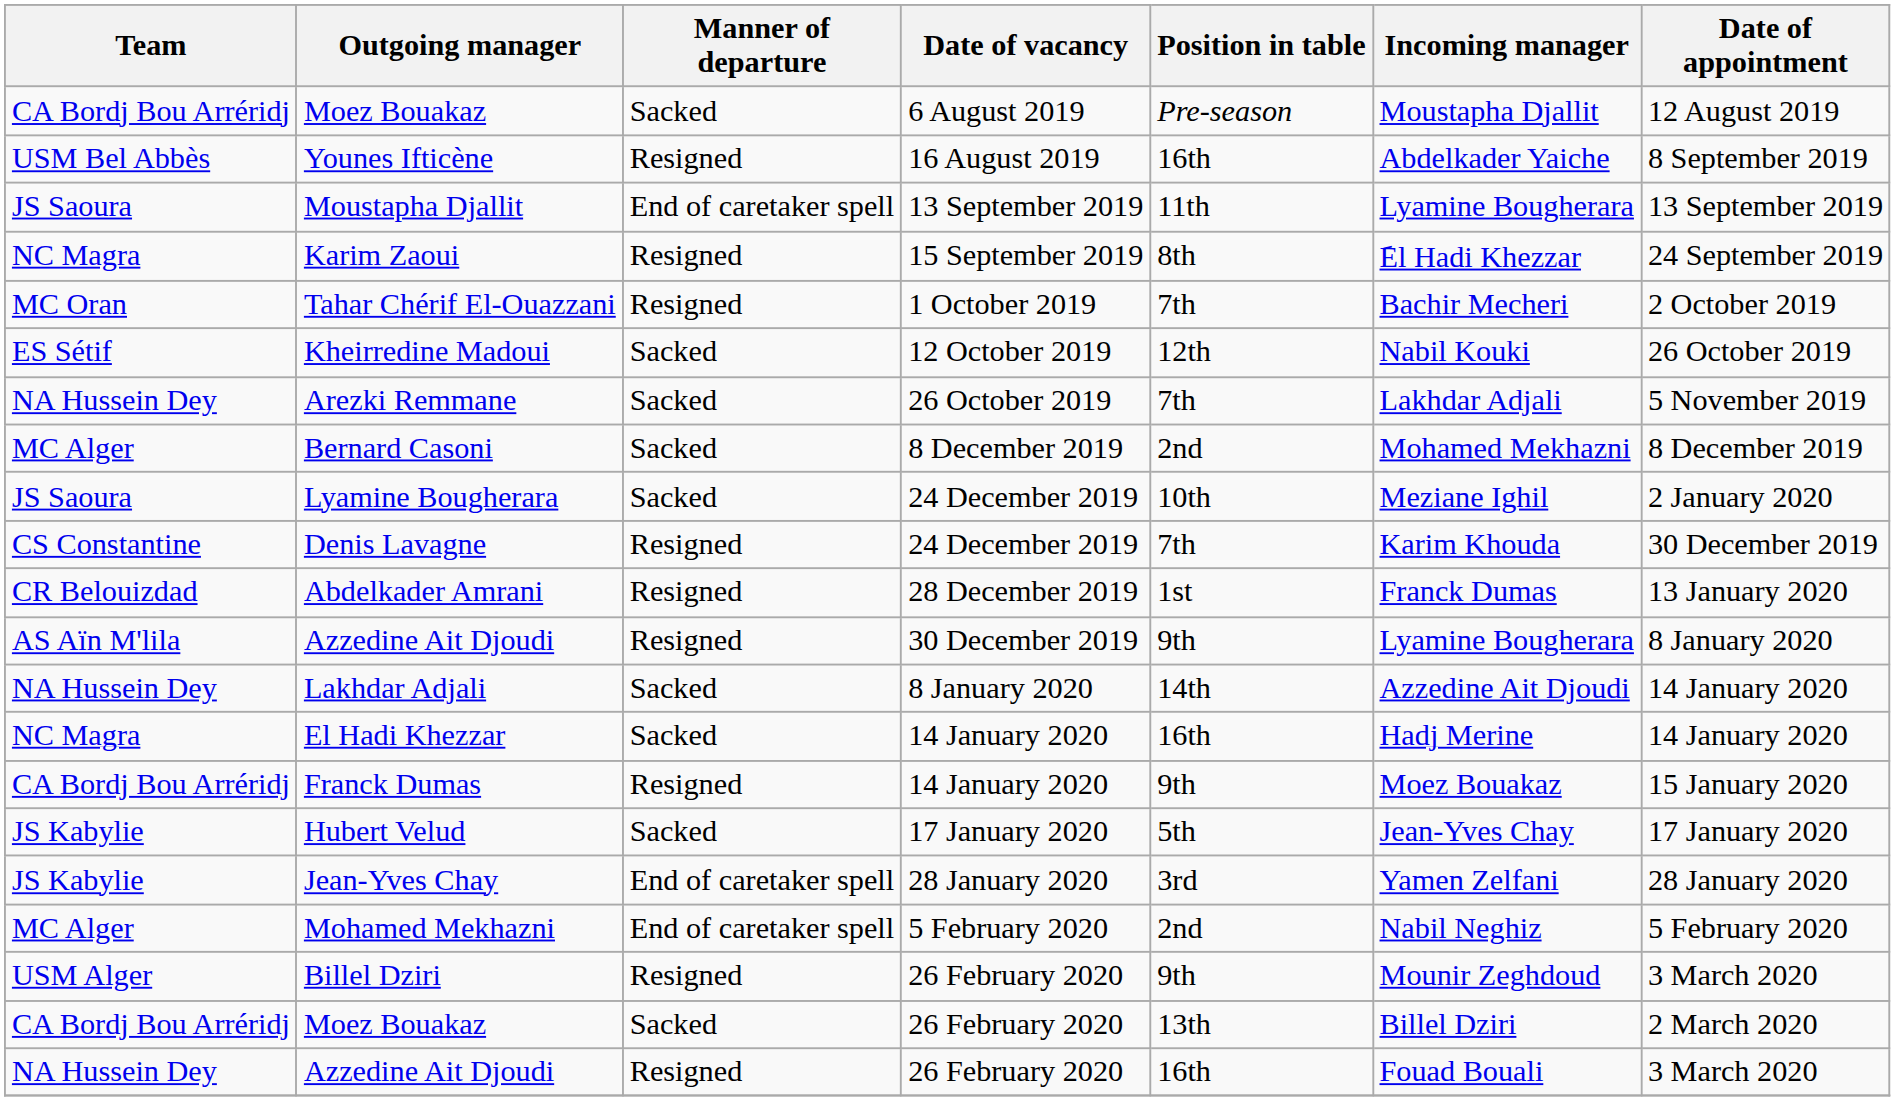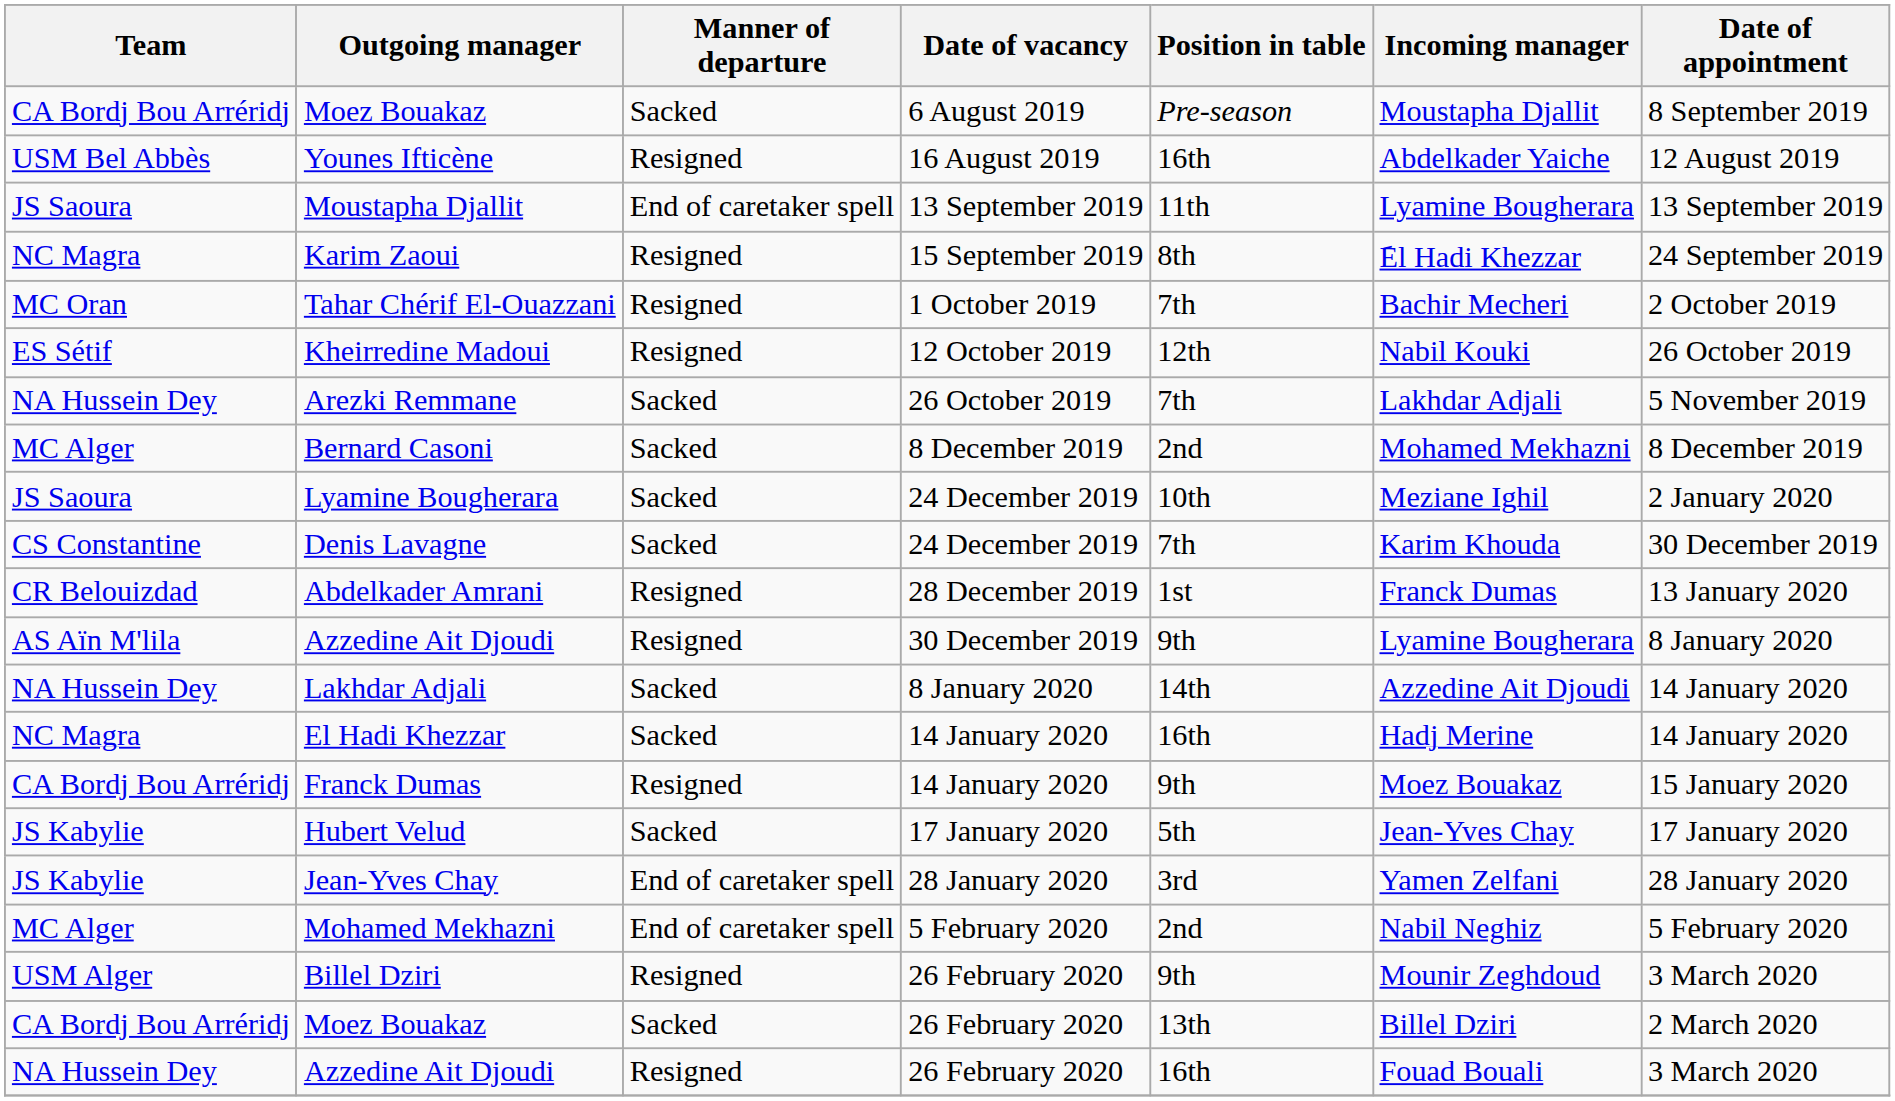(1744, 110) 12 August 2019 -> (1758, 110) 8 September 2019
(1758, 158) 8 September 2019 -> (1744, 158) 12 August 2019
(673, 352) Sacked -> (686, 352) Resigned
(686, 543) Resigned -> (673, 543) Sacked
